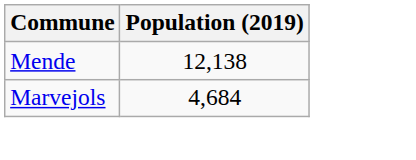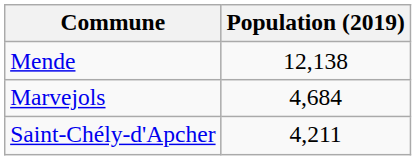+ row: (113, 135)
